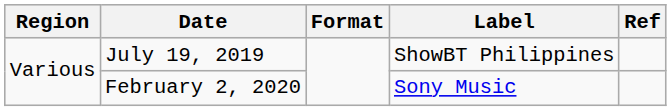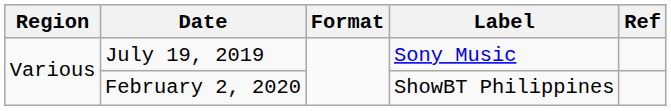(504, 55) ShowBT Philippines -> (455, 55) Sony Music
(455, 88) Sony Music -> (504, 88) ShowBT Philippines
